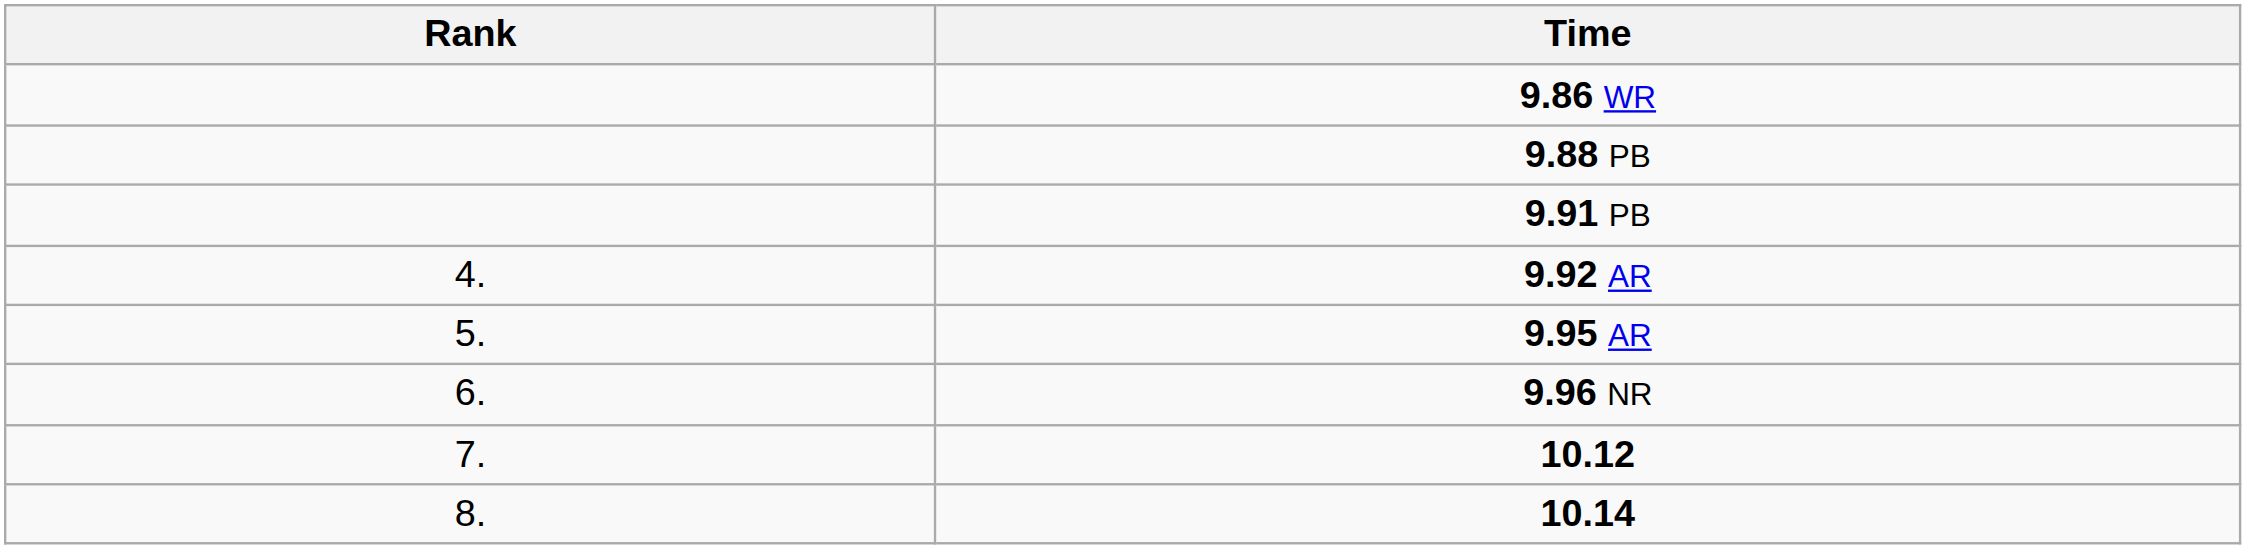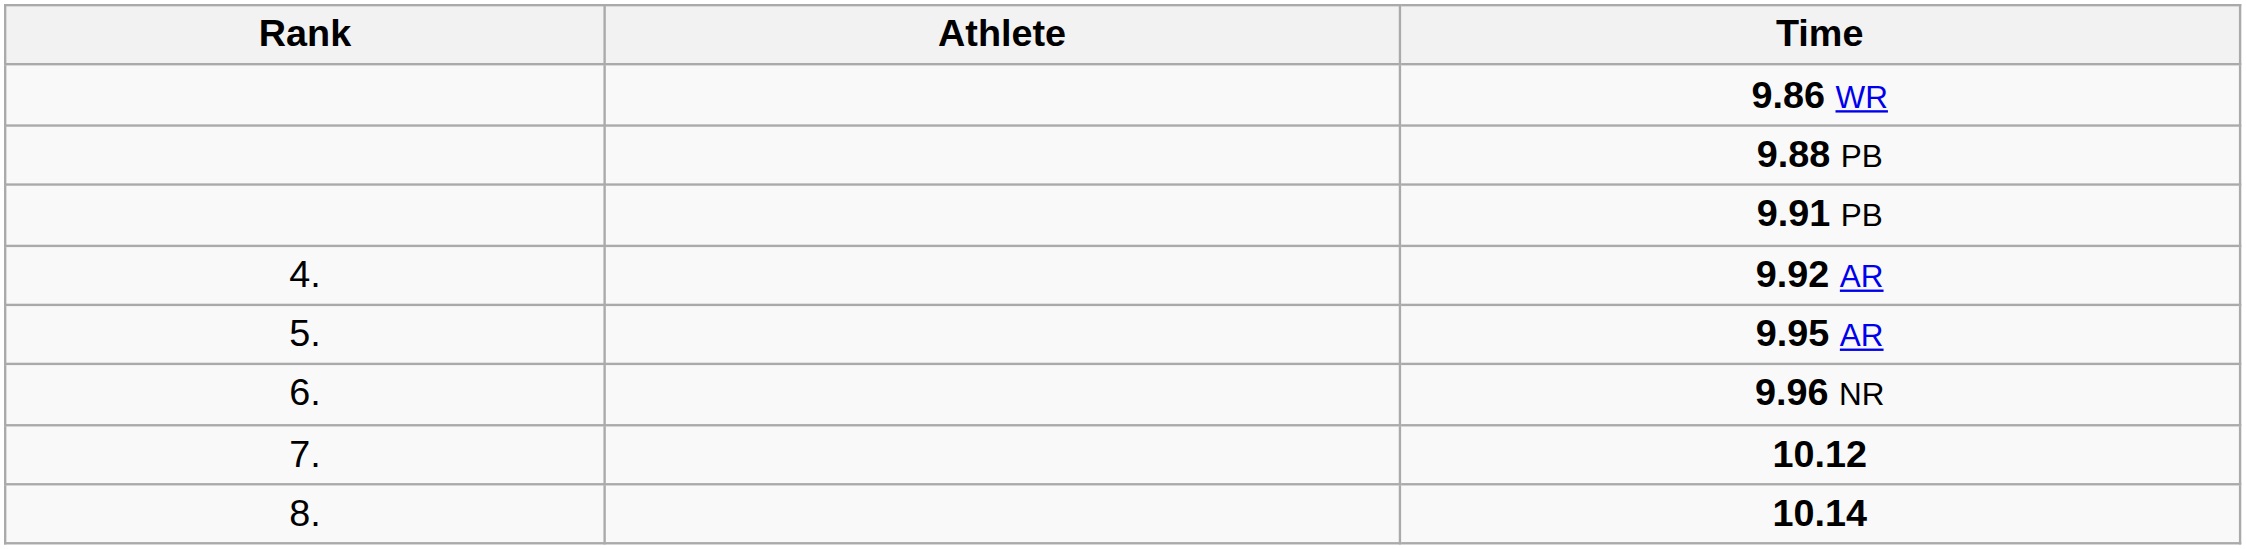+ column: (1002, 34)
